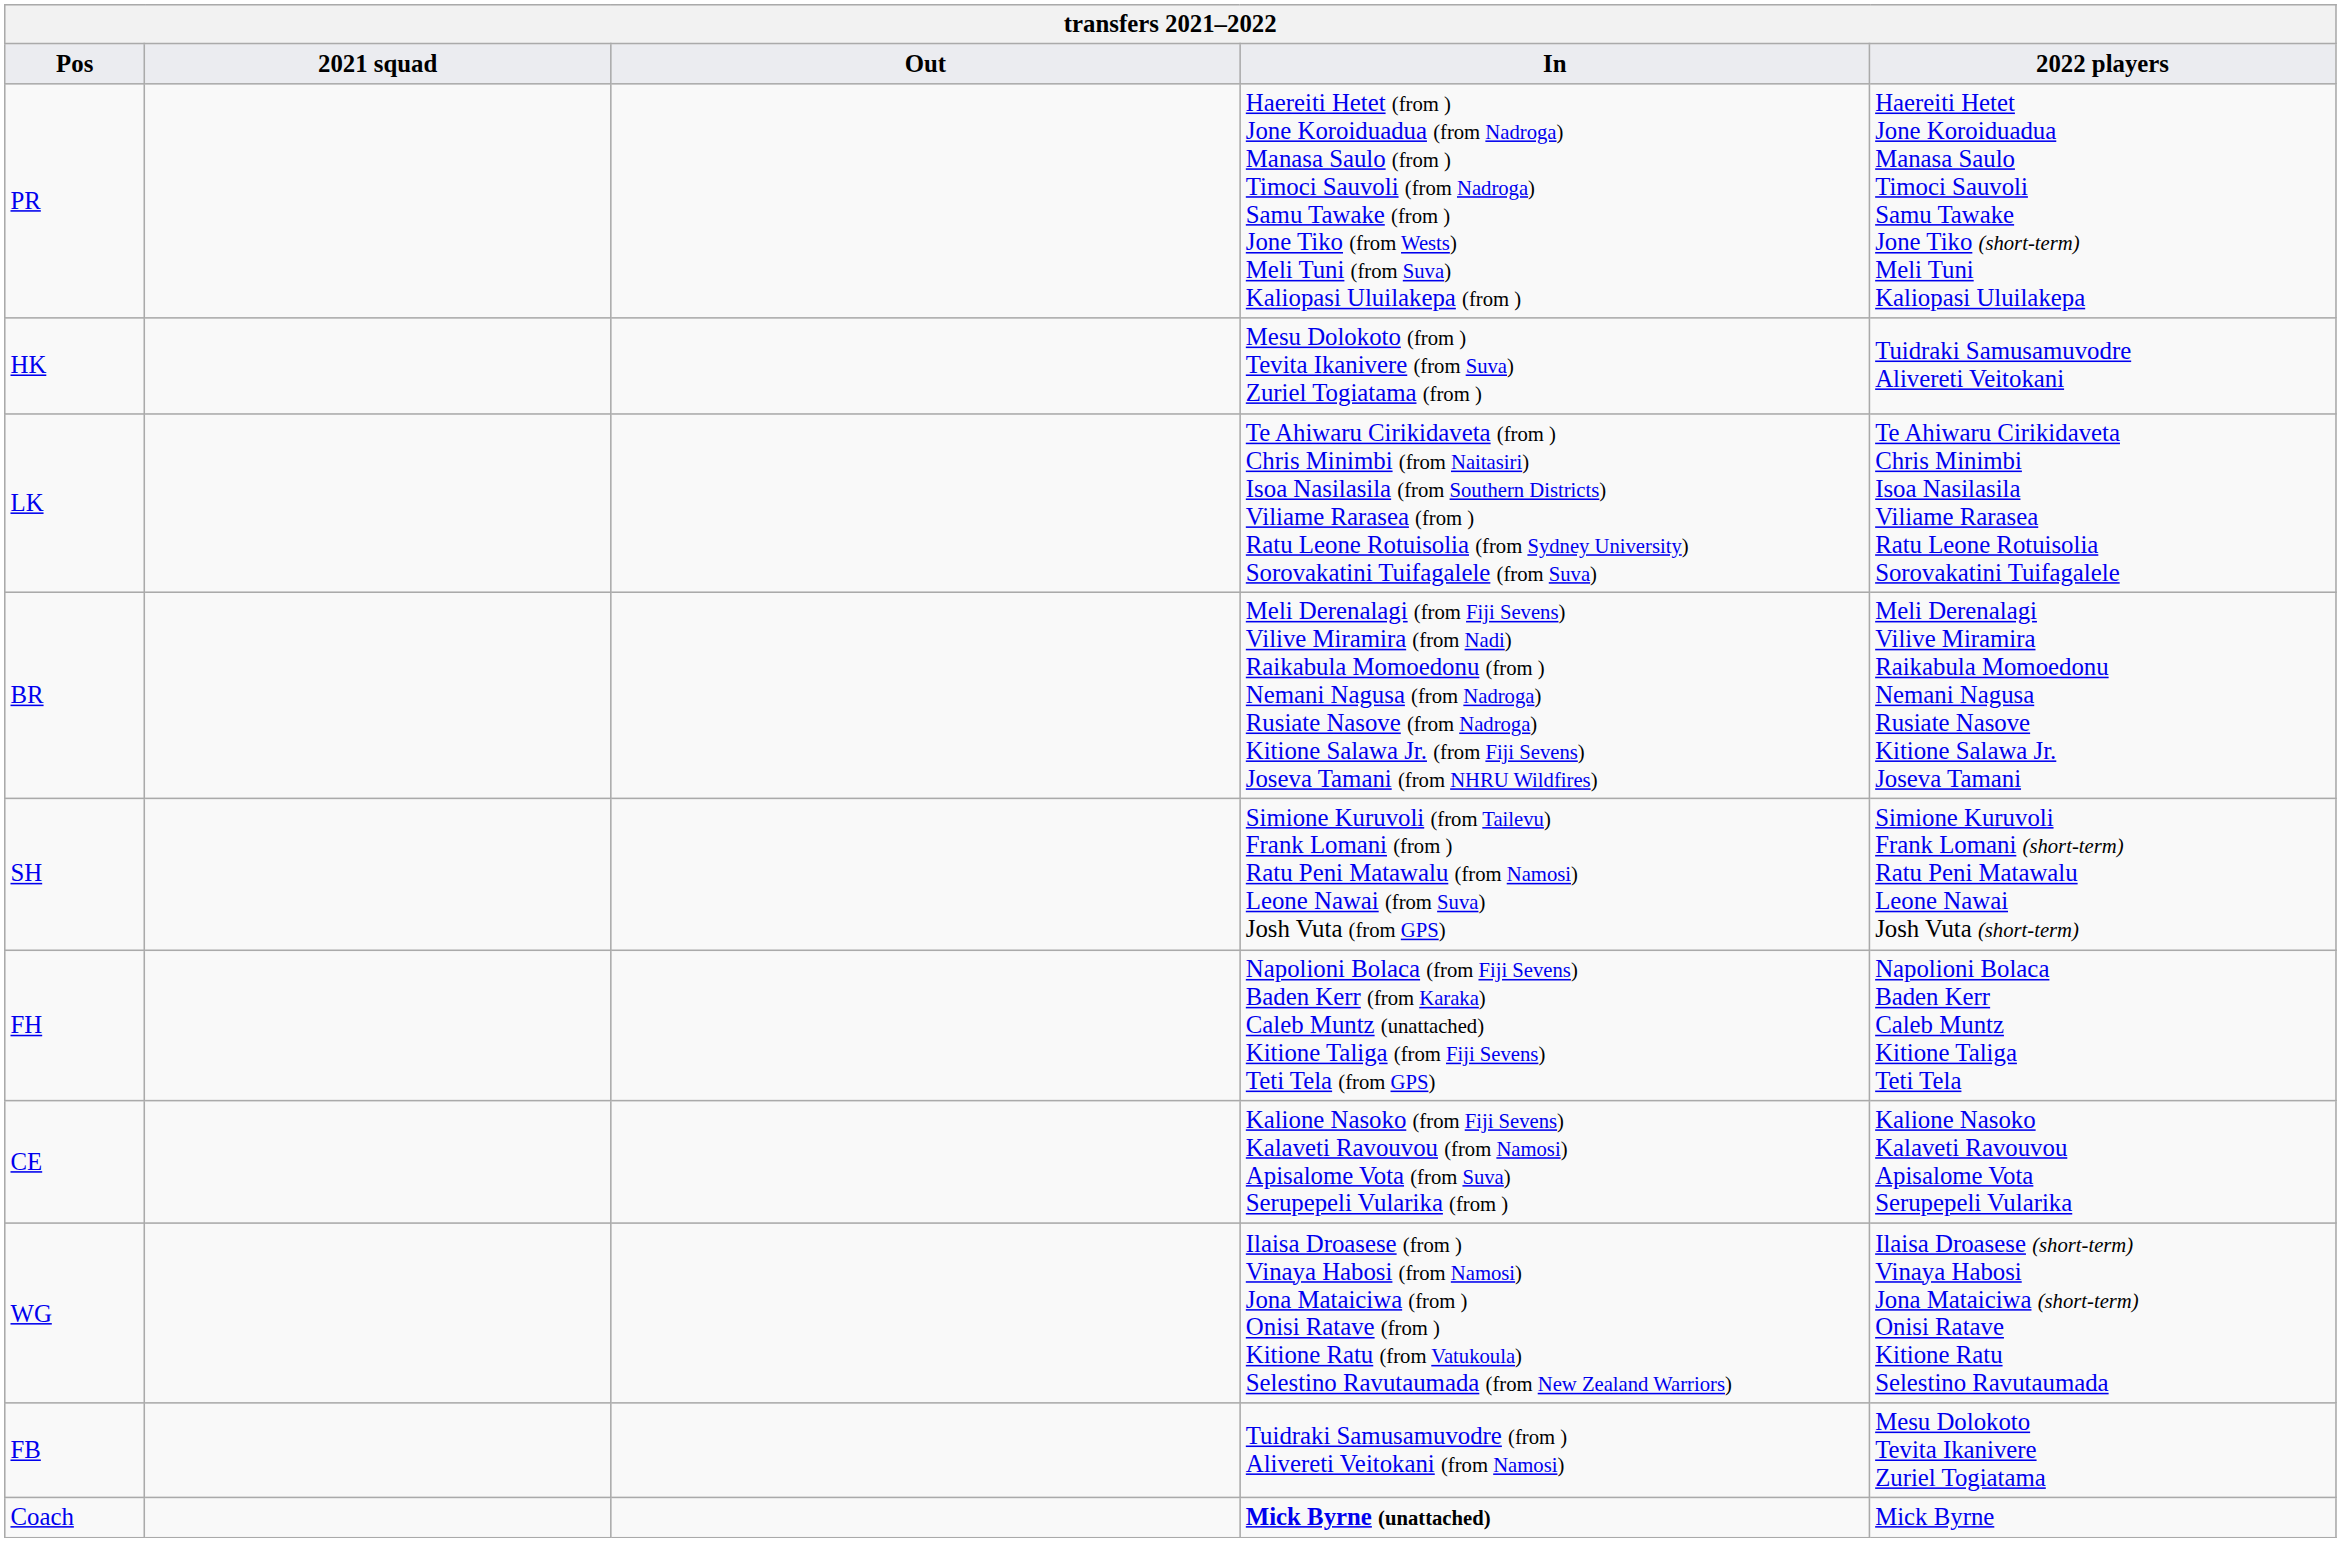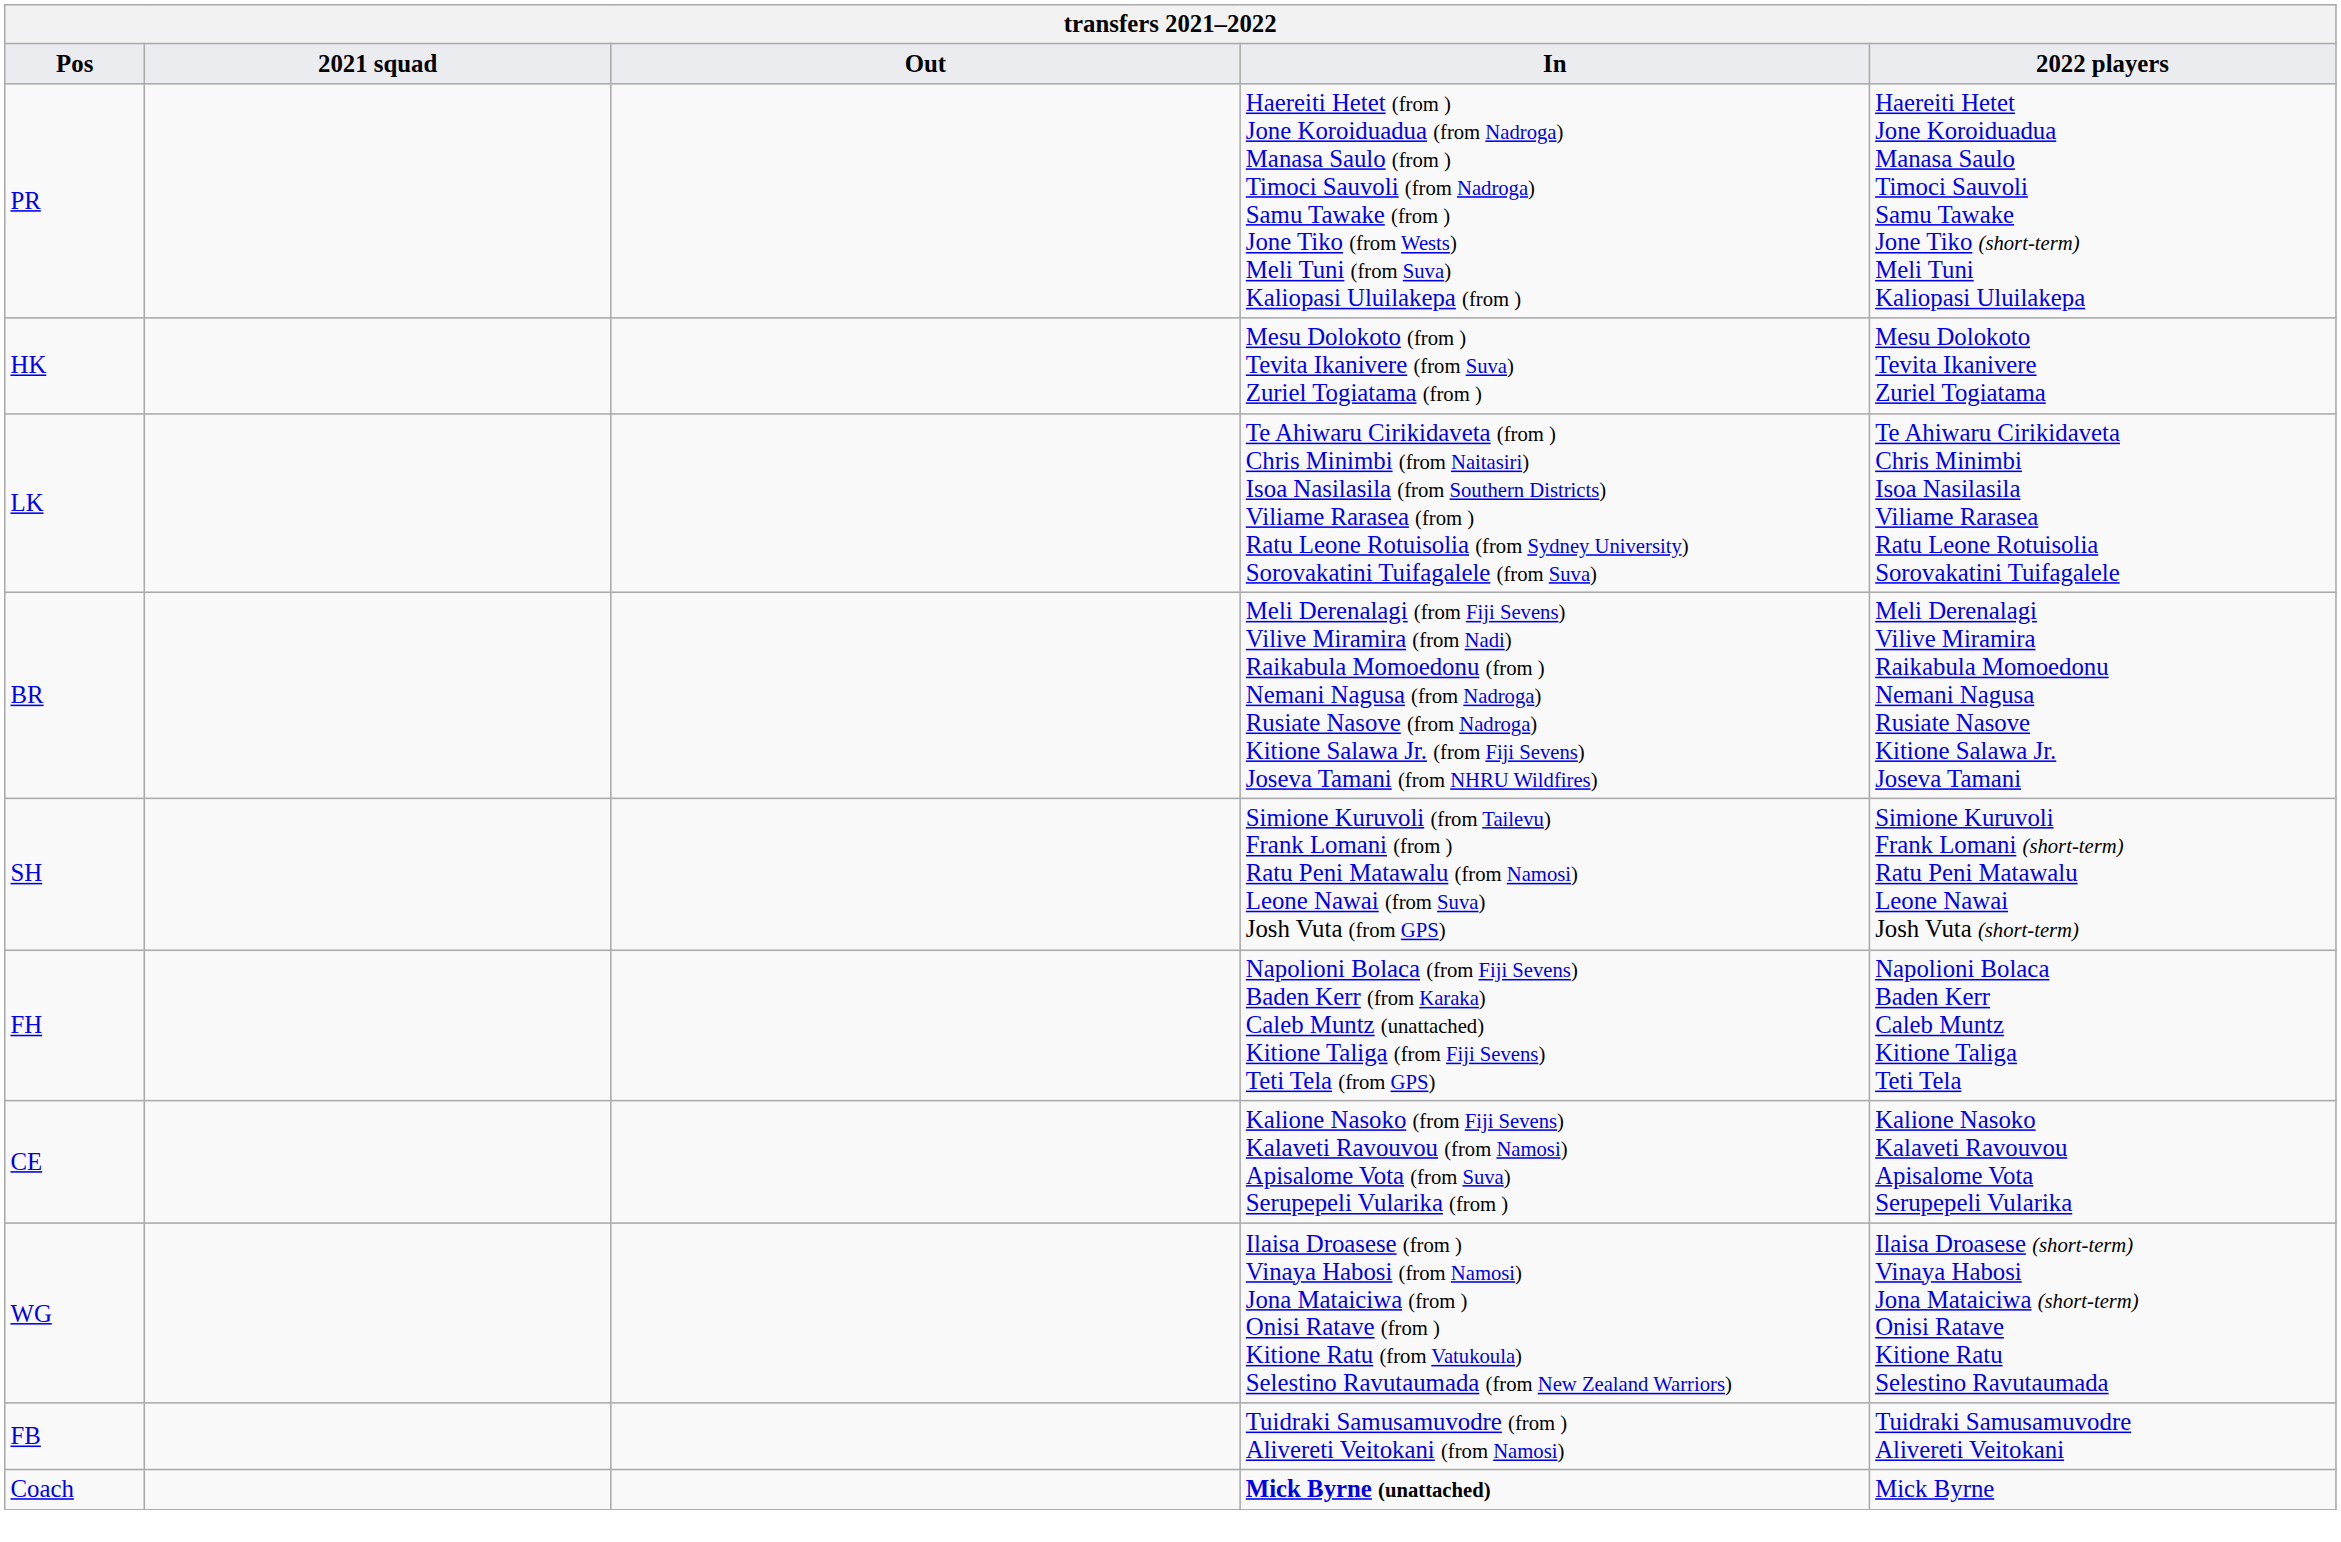(2003, 365) Tuidraki Samusamuvodre Alivereti Veitokani -> (1960, 365) Mesu Dolokoto Tevita Ikanivere Zuriel Togiatama
(1960, 1449) Mesu Dolokoto Tevita Ikanivere Zuriel Togiatama -> (2003, 1435) Tuidraki Samusamuvodre Alivereti Veitokani
